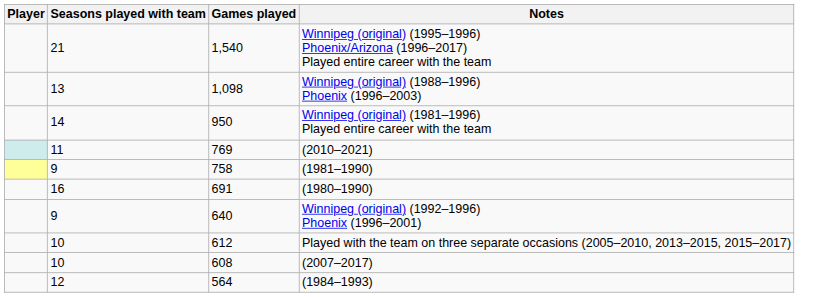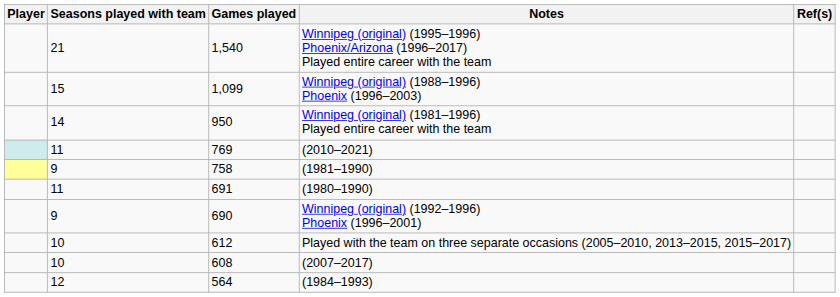+ column: (815, 14)
(57, 89) 13 -> (57, 89) 15
(227, 89) 1,098 -> (227, 89) 1,099
(57, 189) 16 -> (57, 189) 11
(222, 216) 640 -> (222, 216) 690
